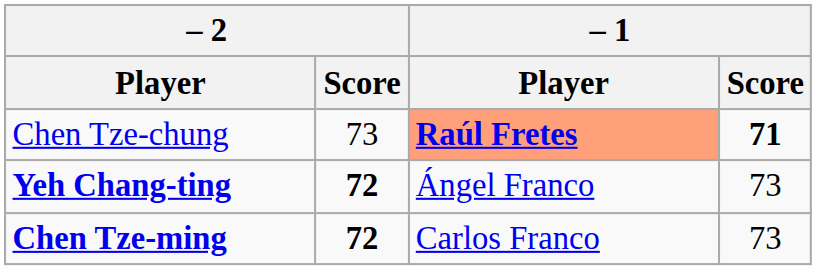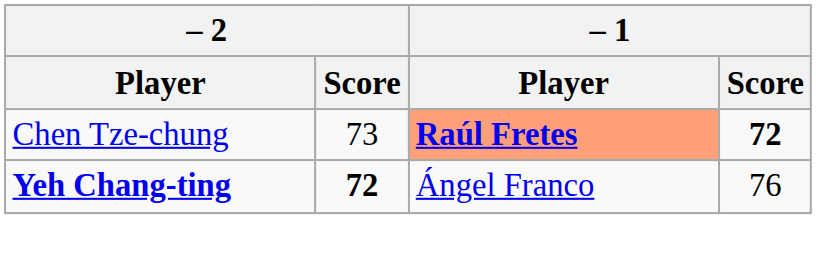(765, 133) 71 -> (765, 133) 72
(765, 185) 73 -> (765, 185) 76
- row: (120, 237)
